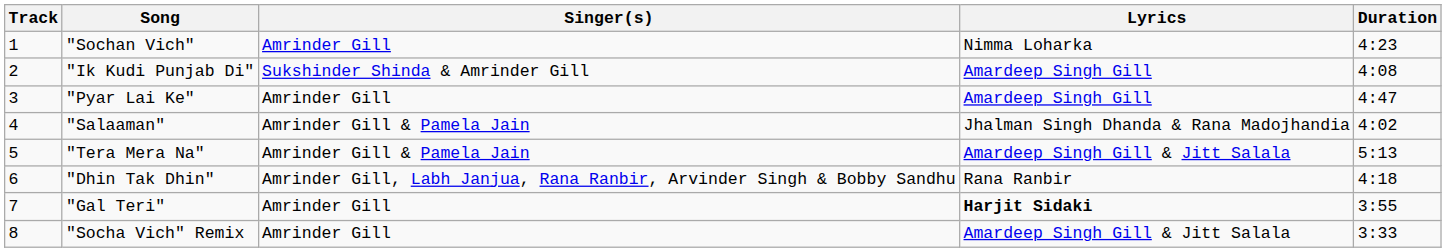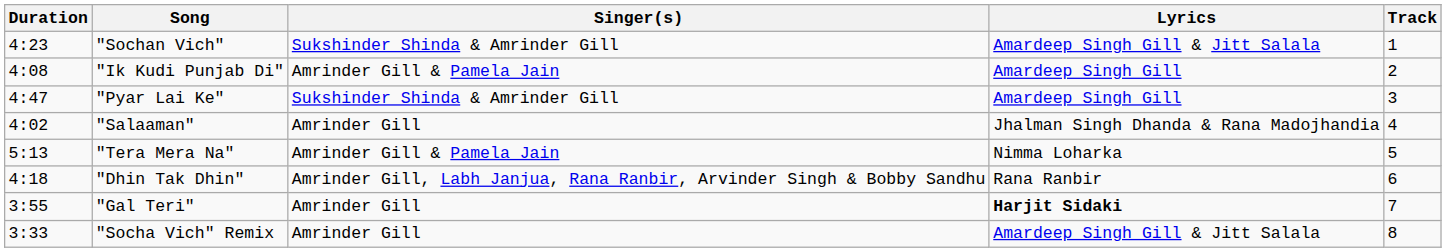columns swapped: (33, 18) <-> (1397, 18)
(326, 45) Amrinder Gill -> (455, 45) Sukshinder Shinda & Amrinder Gill
(1028, 45) Nimma Loharka -> (1157, 45) Amardeep Singh Gill & Jitt Salala
(426, 72) Sukshinder Shinda & Amrinder Gill -> (426, 72) Amrinder Gill & Pamela Jain
(326, 99) Amrinder Gill -> (455, 99) Sukshinder Shinda & Amrinder Gill
(396, 126) Amrinder Gill & Pamela Jain -> (356, 126) Amrinder Gill
(1127, 153) Amardeep Singh Gill & Jitt Salala -> (1058, 153) Nimma Loharka
